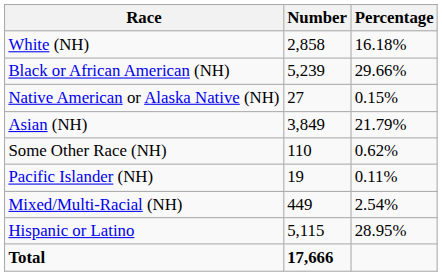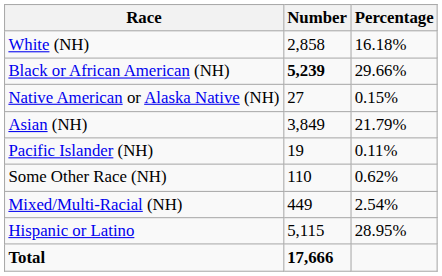(306, 71) normal -> (306, 71) bold
rows swapped: (81, 177) <-> (87, 151)
